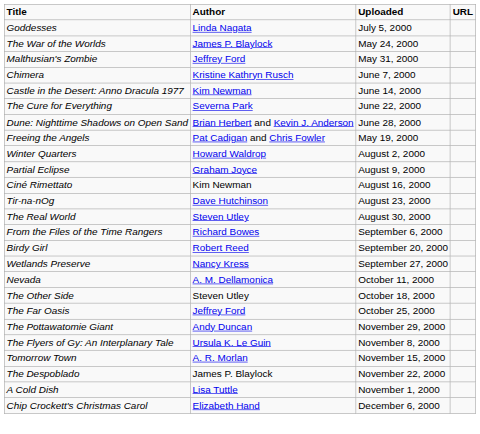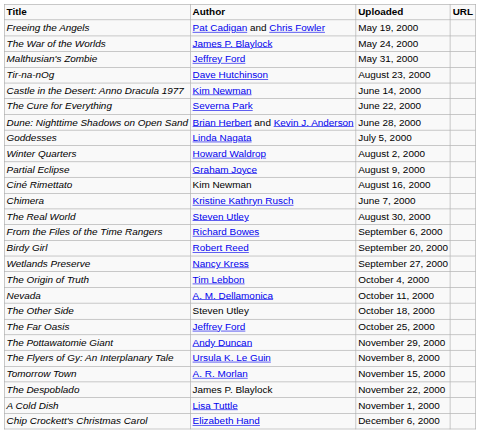rows swapped: (48, 138) <-> (32, 28)
rows swapped: (25, 75) <-> (30, 201)
+ row: (48, 279)
